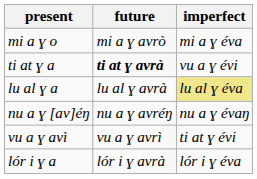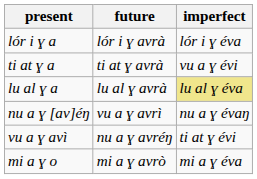rows swapped: (32, 40) <-> (32, 161)
(130, 64) bold -> (130, 64) normal
(135, 112) nu a ɣ avréŋ -> (129, 112) vu a ɣ avrì
(129, 137) vu a ɣ avrì -> (135, 137) nu a ɣ avréŋ
